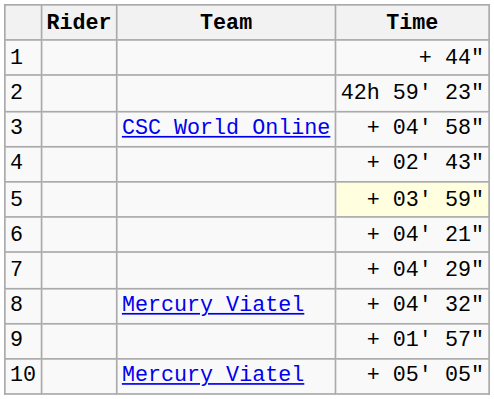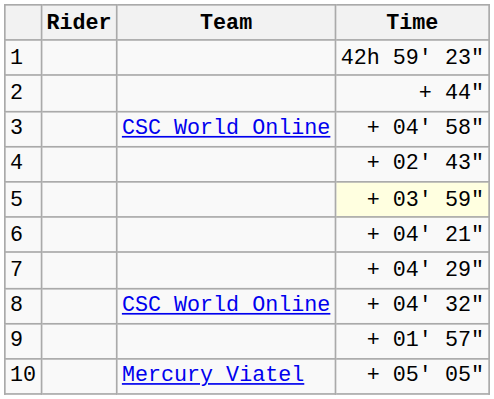(451, 58) + 44" -> (412, 58) 42h 59' 23"
(412, 93) 42h 59' 23" -> (451, 93) + 44"
(213, 306) Mercury Viatel -> (226, 306) CSC World Online
